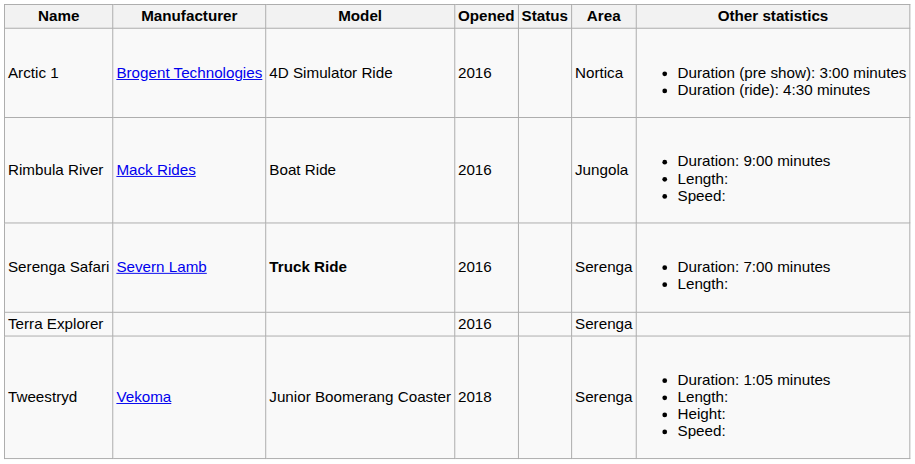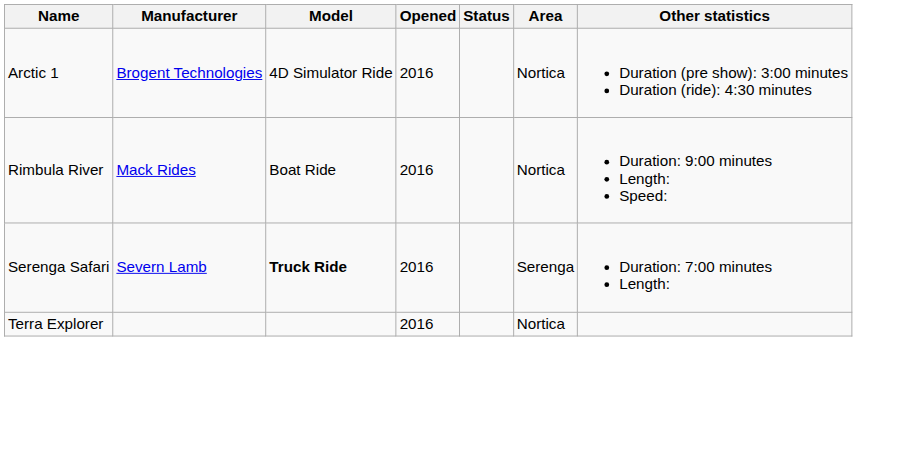(602, 170) Jungola -> (541, 170) Nortica
(604, 323) Serenga -> (541, 323) Nortica
- row: (43, 397)
